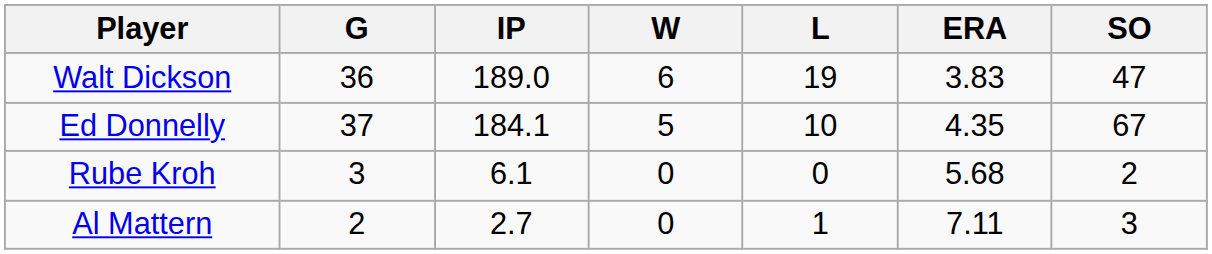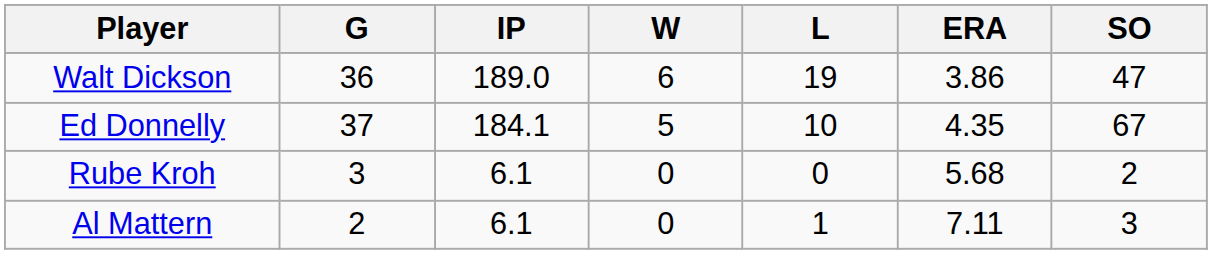(975, 77) 3.83 -> (975, 77) 3.86
(511, 223) 2.7 -> (511, 223) 6.1
